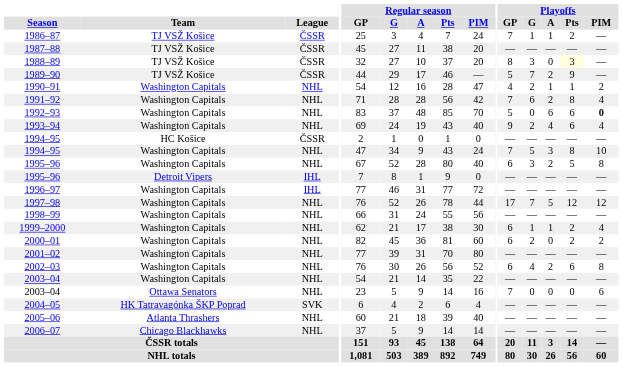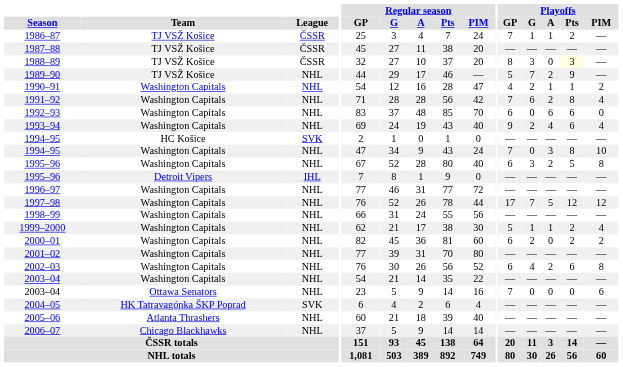(312, 74) ČSSR -> (312, 74) NHL
(510, 112) 5 -> (510, 112) 6
(601, 112) bold -> (601, 112) normal
(312, 138) ČSSR -> (312, 138) SVK
(532, 151) 5 -> (532, 151) 0
(312, 189) IHL -> (312, 189) NHL
(510, 228) 6 -> (510, 228) 5
